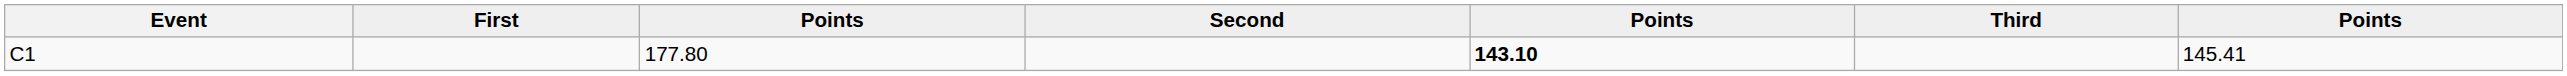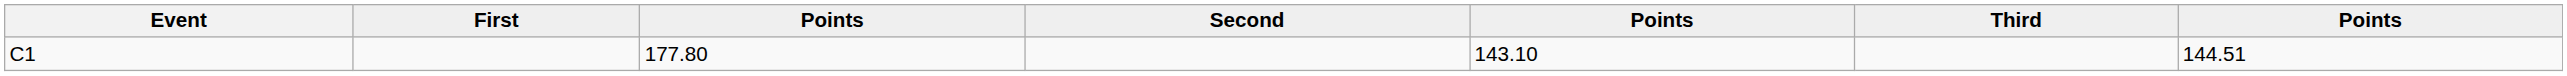(1506, 53) bold -> (1506, 53) normal
(2214, 53) 145.41 -> (2214, 53) 144.51
